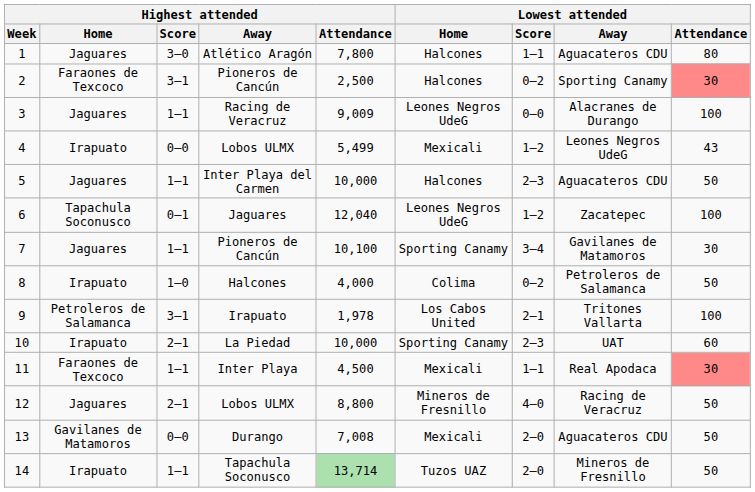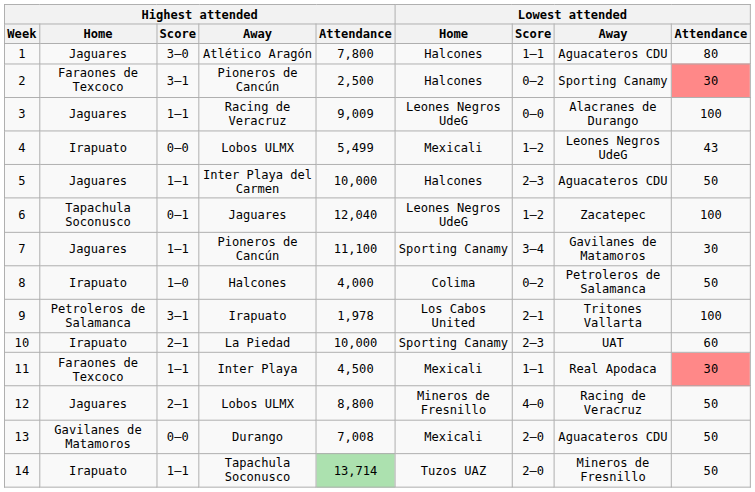(355, 249) 10,100 -> (355, 249) 11,100
